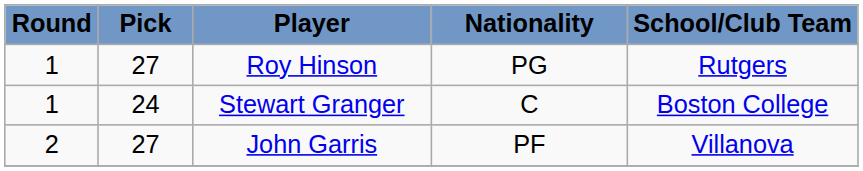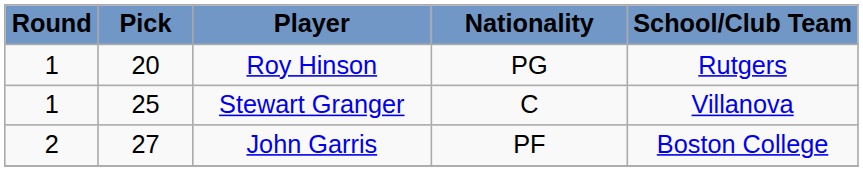(145, 64) 27 -> (145, 64) 20
(145, 104) 24 -> (145, 104) 25
(743, 104) Boston College -> (743, 104) Villanova
(743, 144) Villanova -> (743, 144) Boston College
